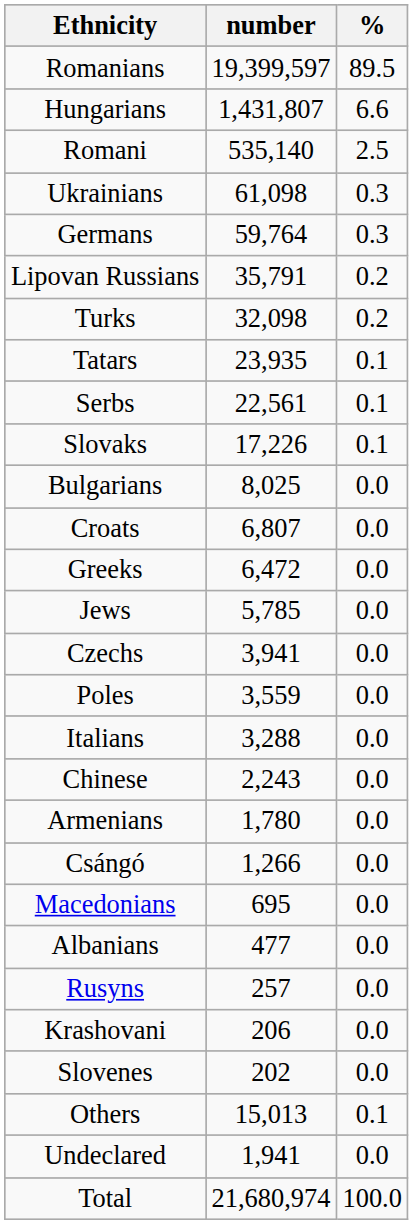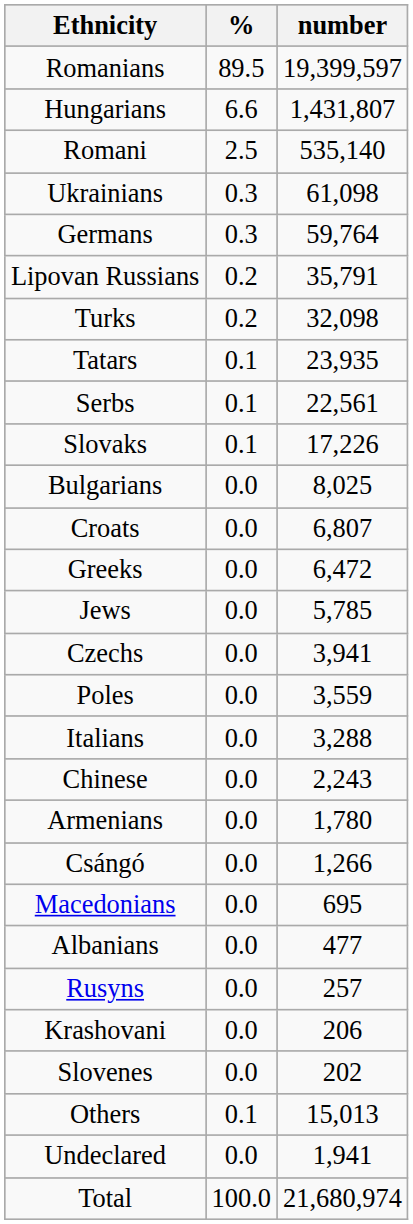columns swapped: (271, 25) <-> (372, 25)
